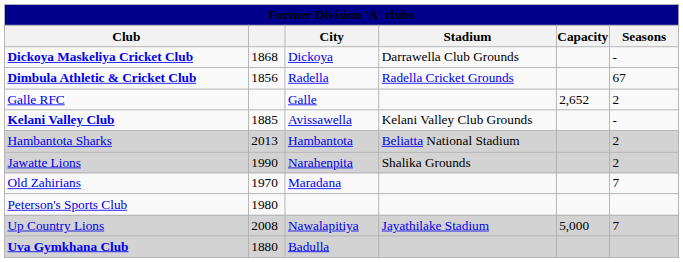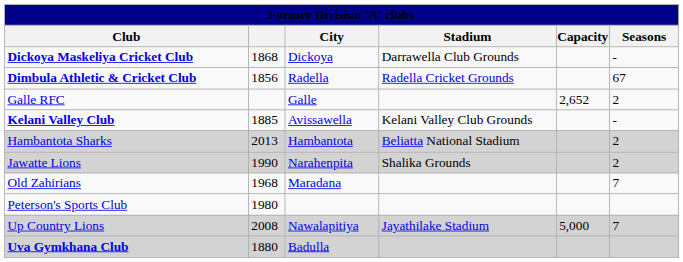(265, 183) 1970 -> (265, 183) 1968
